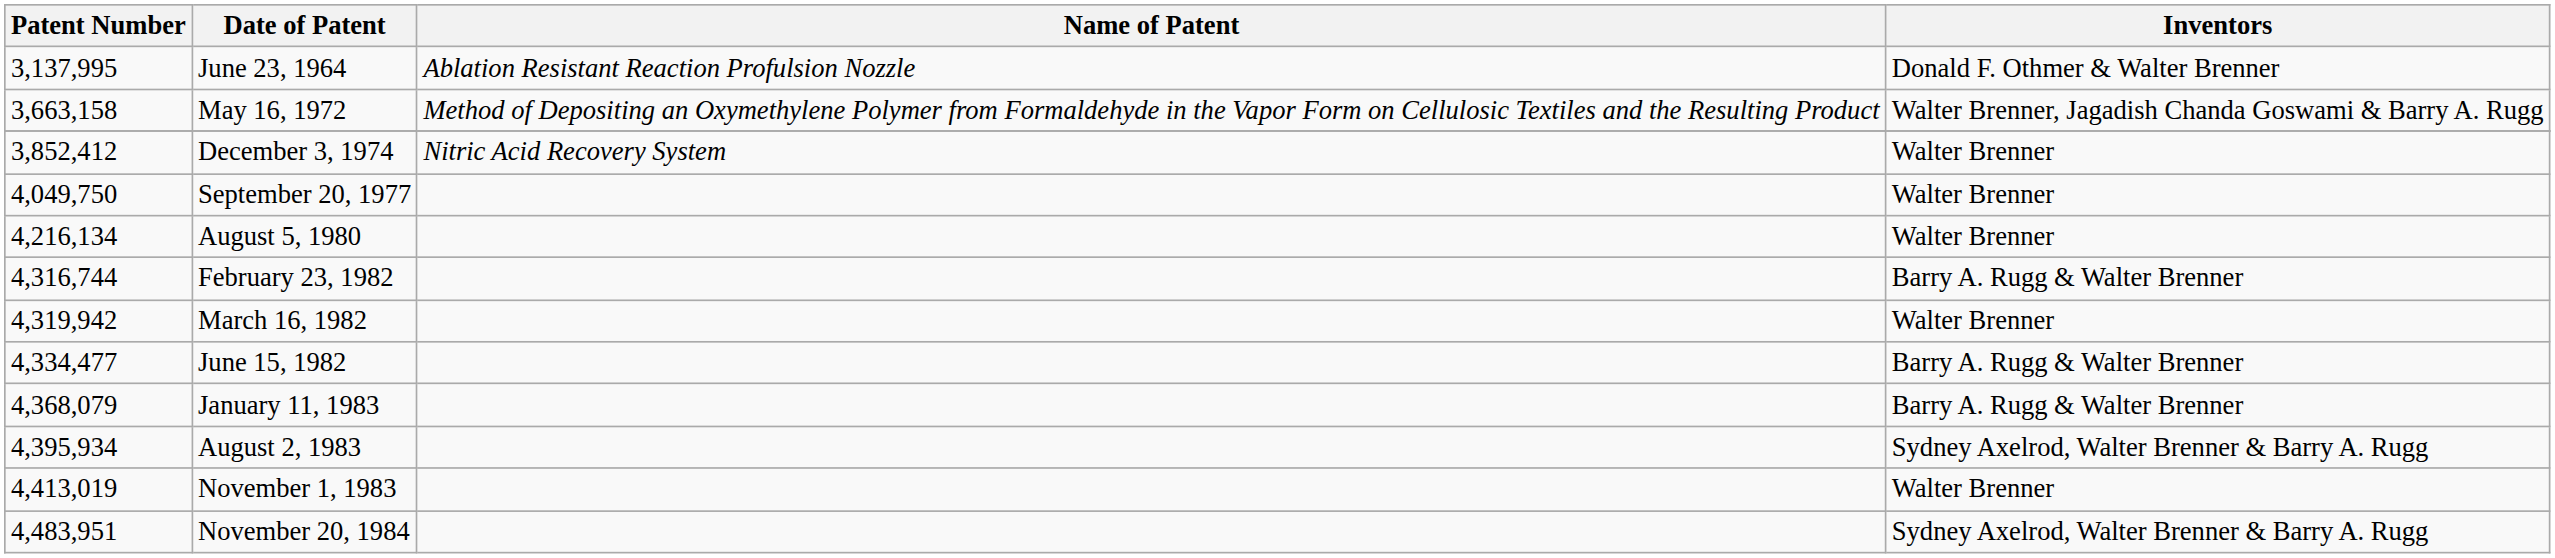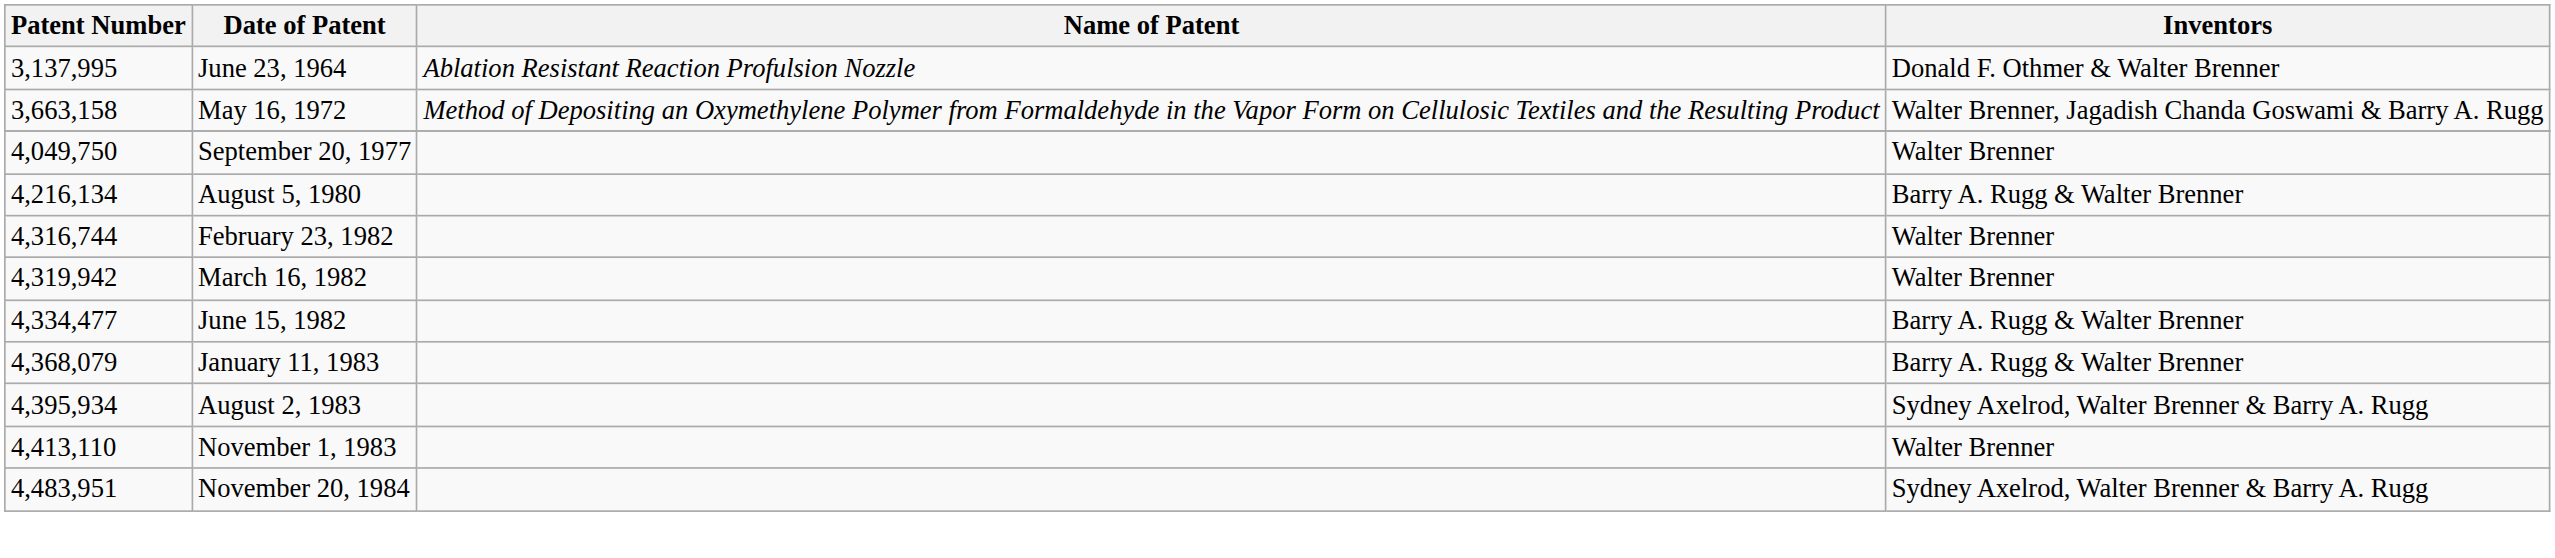- row: (296, 151)
(1973, 236) Walter Brenner -> (2068, 194) Barry A. Rugg & Walter Brenner
(2068, 278) Barry A. Rugg & Walter Brenner -> (1973, 236) Walter Brenner
(64, 488) 4,413,019 -> (64, 446) 4,413,110
